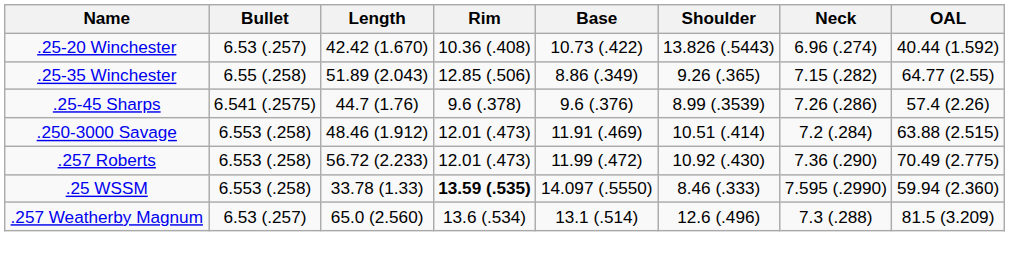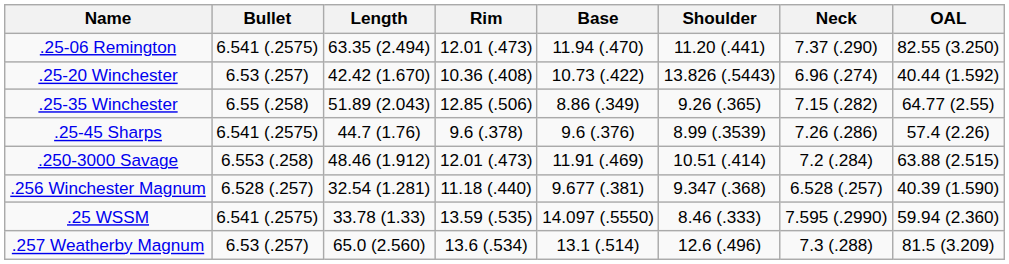+ row: (108, 47)
+ row: (108, 189)
- row: (107, 160)
(265, 189) 6.553 (.258) -> (267, 217) 6.541 (.2575)
(485, 189) bold -> (486, 217) normal
